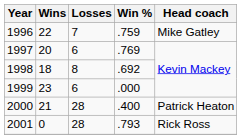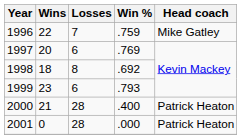(129, 87) .000 -> (129, 87) .793
(129, 124) .793 -> (129, 124) .000
(184, 124) Rick Ross -> (196, 124) Patrick Heaton
